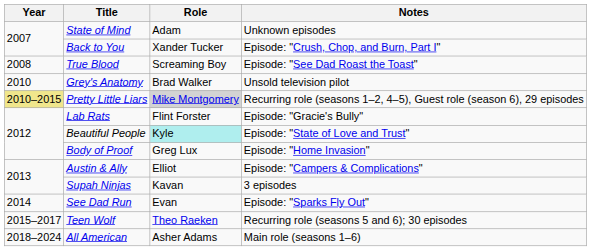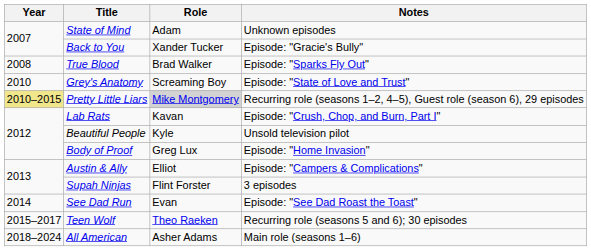(342, 47) Episode: "Crush, Chop, and Burn, Part I" -> (303, 47) Episode: "Gracie's Bully"
(189, 64) Screaming Boy -> (182, 64) Brad Walker
(331, 64) Episode: "See Dad Roast the Toast" -> (306, 64) Episode: "Sparks Fly Out"
(182, 82) Brad Walker -> (189, 82) Screaming Boy
(296, 82) Unsold television pilot -> (327, 82) Episode: "State of Love and Trust"
(181, 116) Flint Forster -> (168, 116) Kavan
(303, 116) Episode: "Gracie's Bully" -> (342, 116) Episode: "Crush, Chop, and Burn, Part I"
(163, 133) paleturquoise background -> (163, 133) no background
(327, 133) Episode: "State of Love and Trust" -> (296, 133) Unsold television pilot
(168, 185) Kavan -> (181, 185) Flint Forster
(306, 202) Episode: "Sparks Fly Out" -> (331, 202) Episode: "See Dad Roast the Toast"
